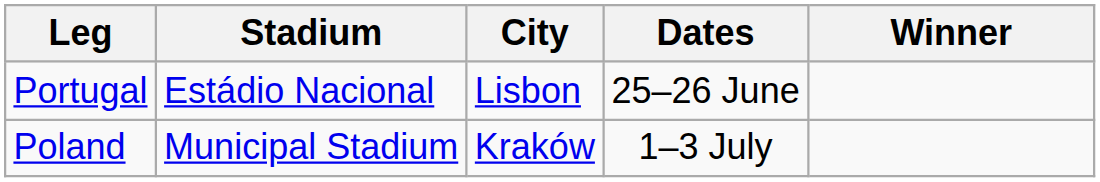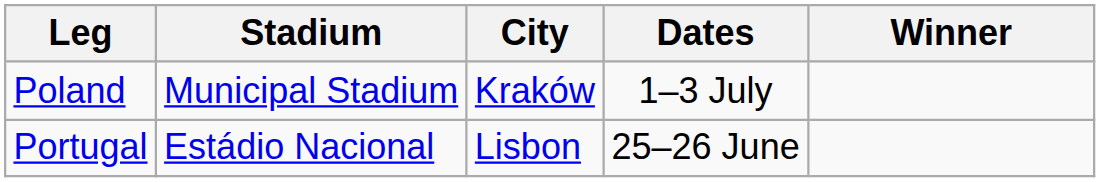rows swapped: (80, 90) <-> (69, 147)
